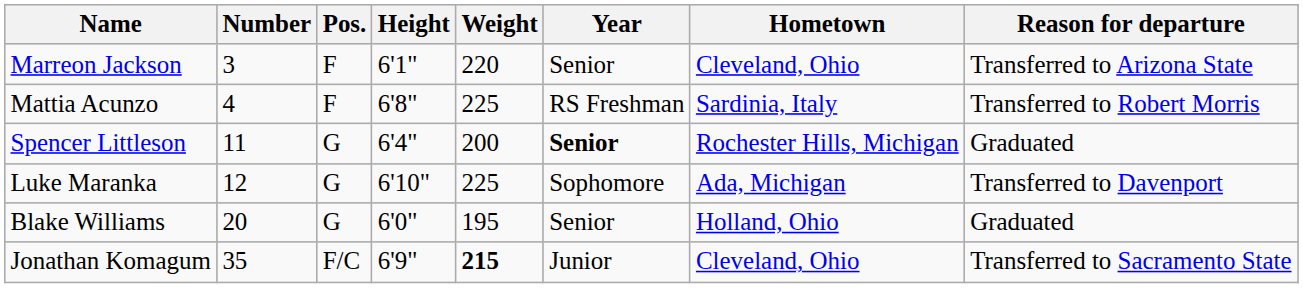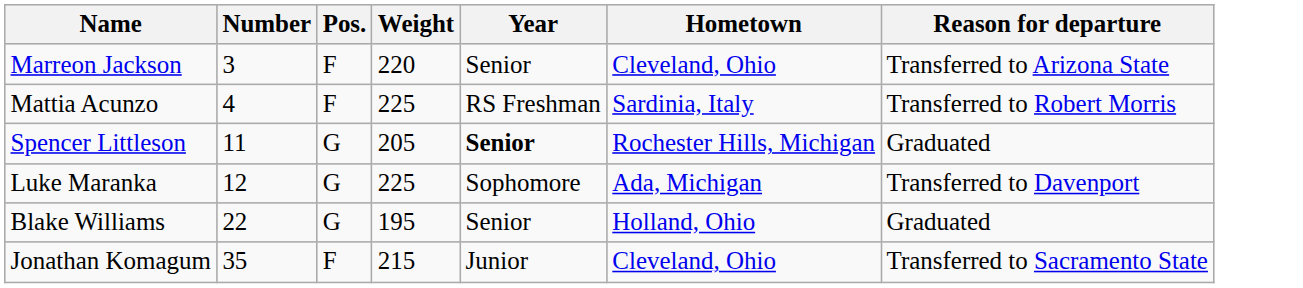- column: (414, 24)
(480, 143) 200 -> (397, 143) 205
(235, 222) 20 -> (235, 222) 22
(341, 261) F/C -> (330, 261) F
(480, 261) bold -> (397, 261) normal
